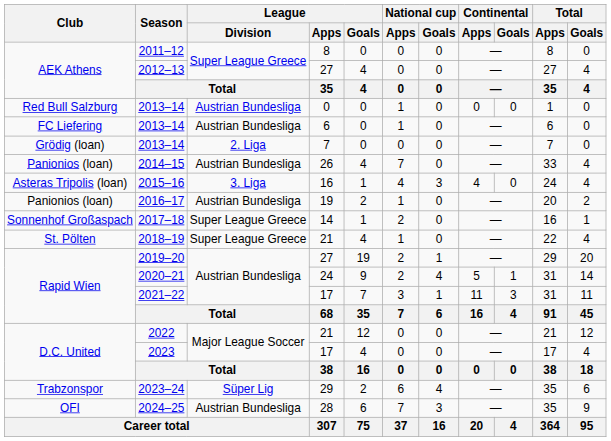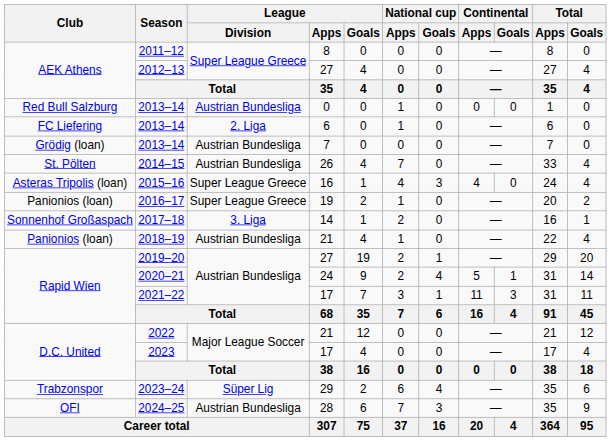(248, 126) Austrian Bundesliga -> (248, 126) 2. Liga
(248, 145) 2. Liga -> (248, 145) Austrian Bundesliga
(70, 164) Panionios (loan) -> (70, 164) St. Pölten
(248, 182) 3. Liga -> (248, 182) Super League Greece
(248, 201) Austrian Bundesliga -> (248, 201) Super League Greece
(248, 220) Super League Greece -> (248, 220) 3. Liga
(70, 239) St. Pölten -> (70, 239) Panionios (loan)
(248, 239) Super League Greece -> (248, 239) Austrian Bundesliga
